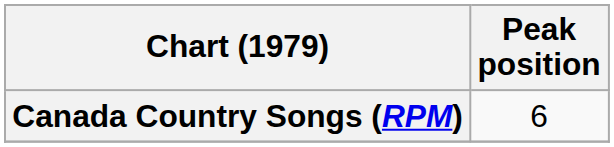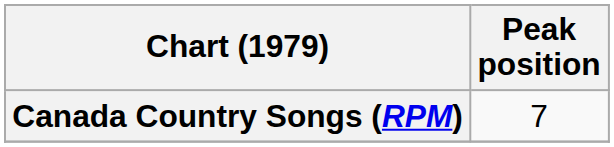(539, 115) 6 -> (539, 115) 7
